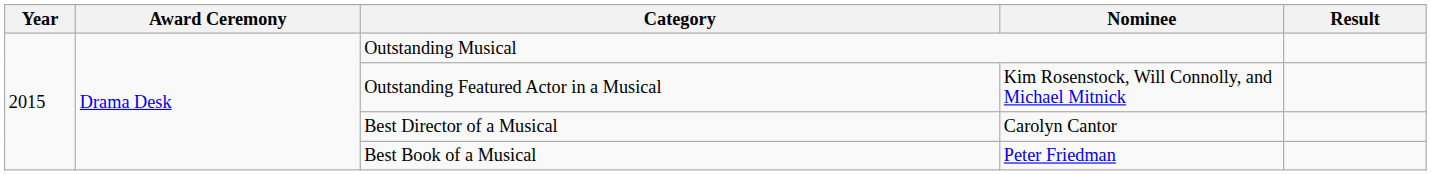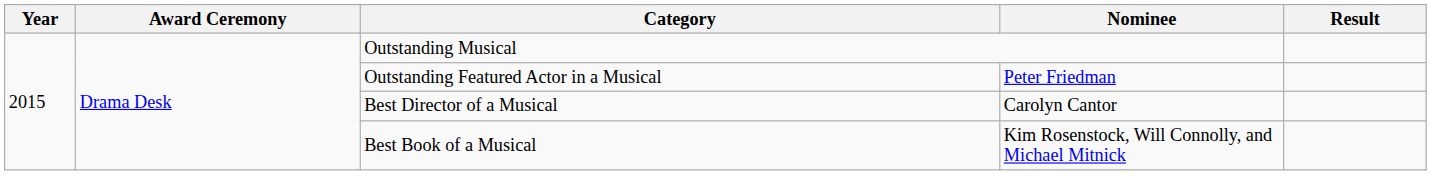(1138, 87) Kim Rosenstock, Will Connolly, and Michael Mitnick -> (1060, 76) Peter Friedman
(1060, 155) Peter Friedman -> (1138, 144) Kim Rosenstock, Will Connolly, and Michael Mitnick
